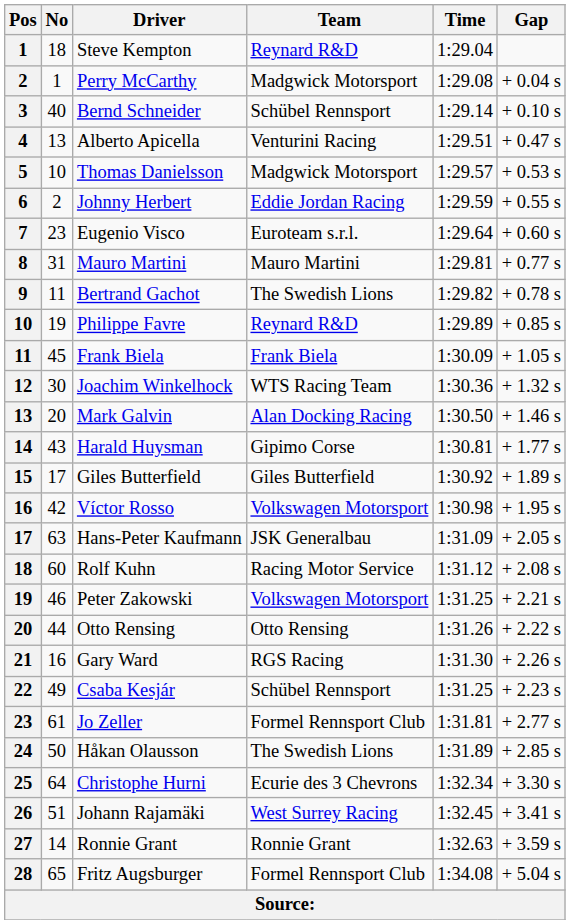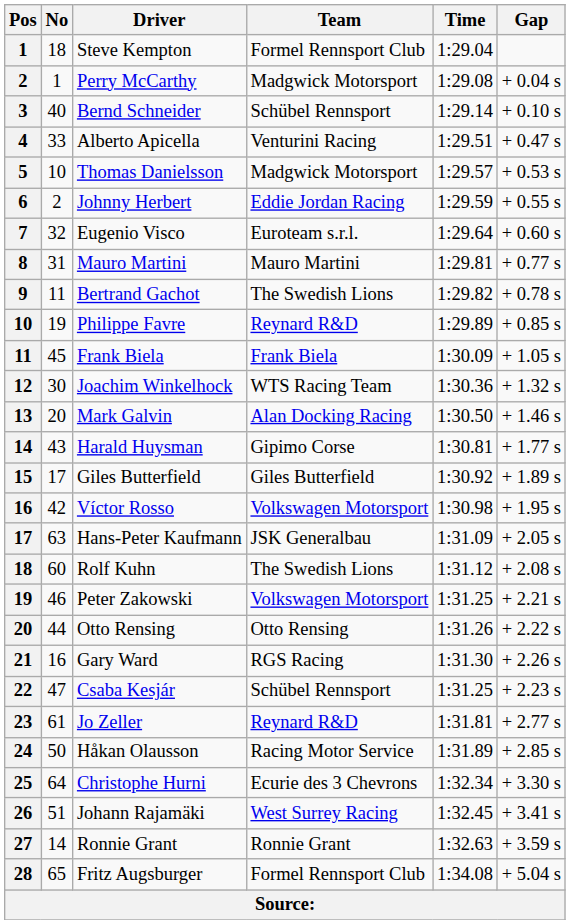(304, 49) Reynard R&D -> (338, 49) Formel Rennsport Club
(57, 141) 13 -> (57, 141) 33
(57, 232) 23 -> (57, 232) 32
(332, 568) Racing Motor Service -> (322, 568) The Swedish Lions
(57, 690) 49 -> (57, 690) 47
(338, 721) Formel Rennsport Club -> (304, 721) Reynard R&D
(322, 751) The Swedish Lions -> (332, 751) Racing Motor Service
